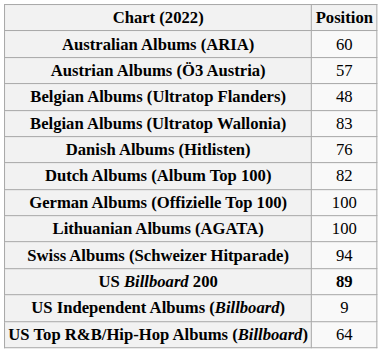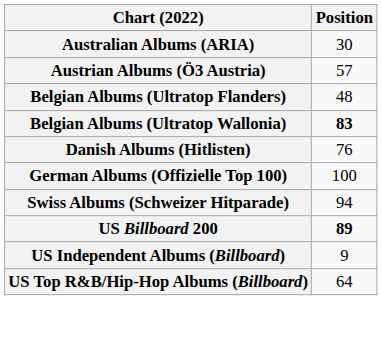(344, 44) 60 -> (344, 44) 30
(344, 123) normal -> (344, 123) bold
- row: (158, 176)
- row: (158, 228)
